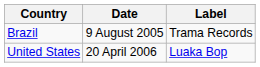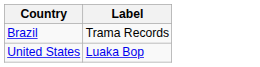- column: (125, 14)
